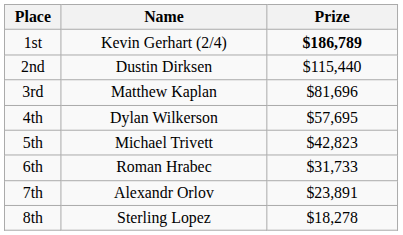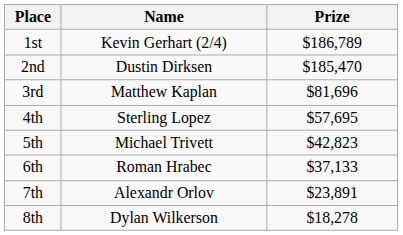(332, 42) bold -> (332, 42) normal
(332, 67) $115,440 -> (332, 67) $185,470
(164, 117) Dylan Wilkerson -> (164, 117) Sterling Lopez
(332, 167) $31,733 -> (332, 167) $37,133
(164, 218) Sterling Lopez -> (164, 218) Dylan Wilkerson
